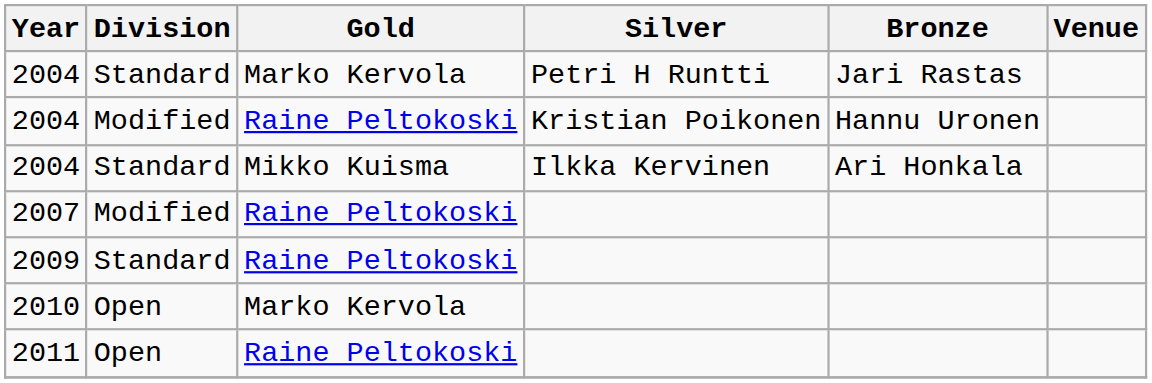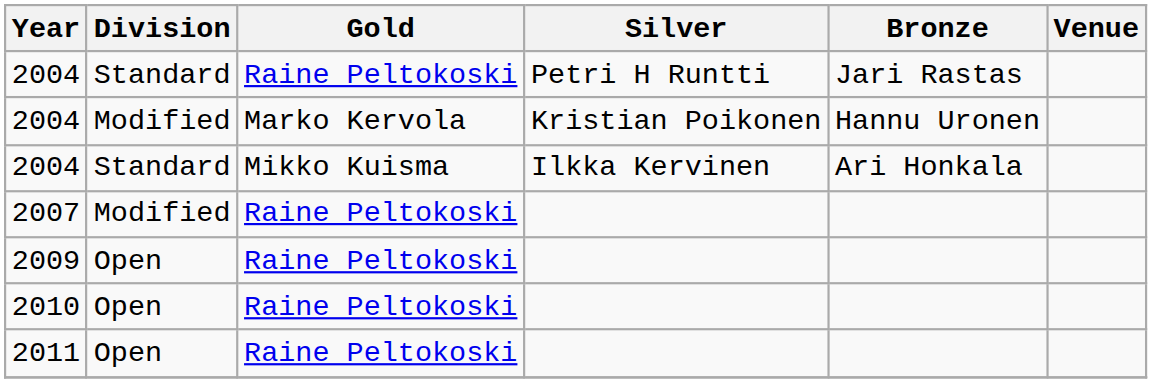(355, 75) Marko Kervola -> (381, 75) Raine Peltokoski
(381, 121) Raine Peltokoski -> (355, 121) Marko Kervola
(162, 260) Standard -> (128, 260) Open
(355, 307) Marko Kervola -> (381, 307) Raine Peltokoski
